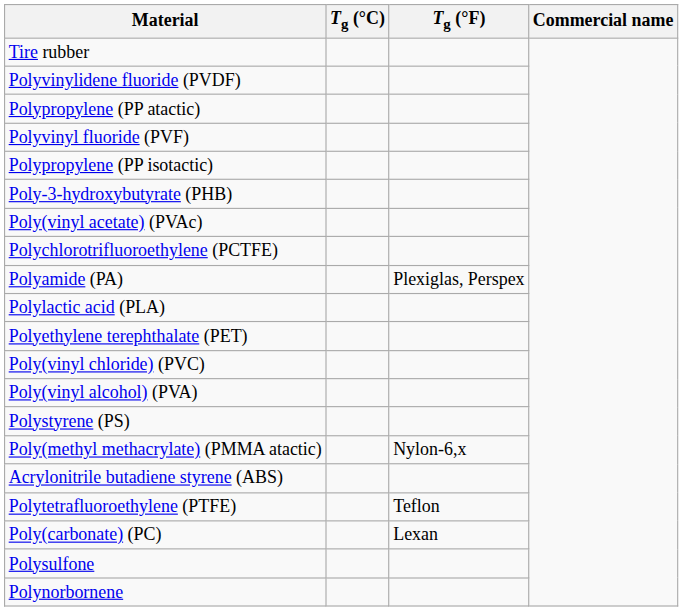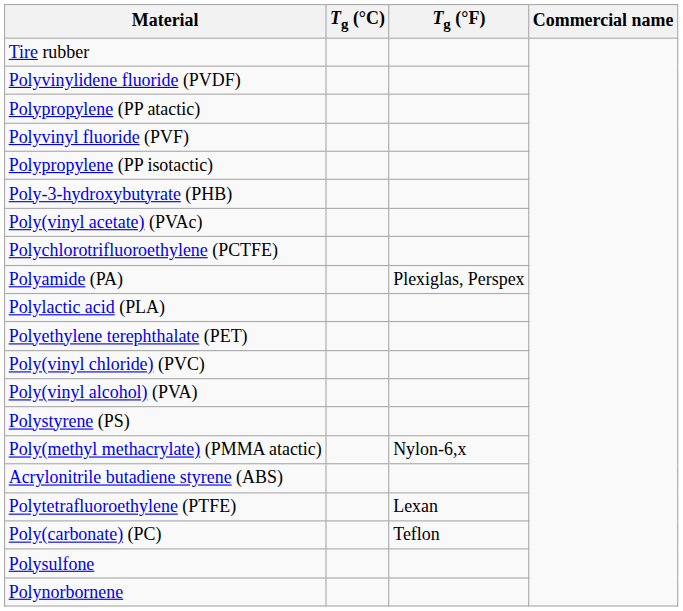(416, 506) Teflon -> (416, 506) Lexan
(416, 534) Lexan -> (416, 534) Teflon
